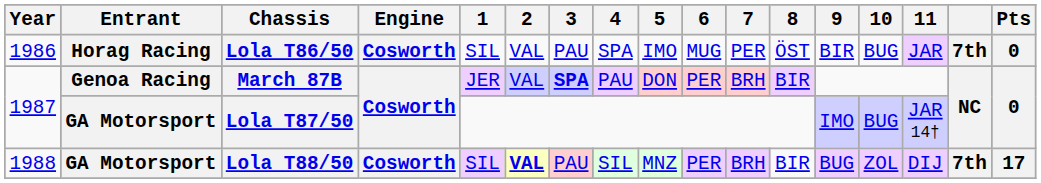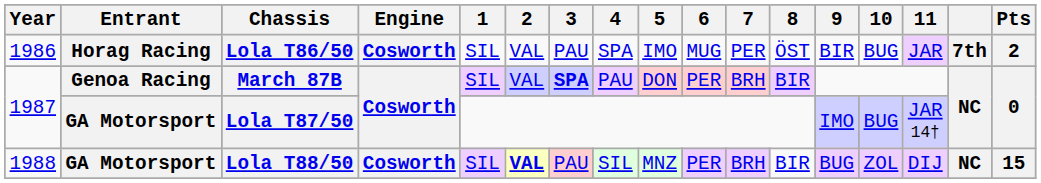(1014, 51) 0 -> (1014, 51) 2
(483, 81) JER -> (483, 81) SIL
(970, 163) 7th -> (970, 163) NC
(1014, 163) 17 -> (1014, 163) 15
